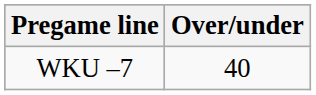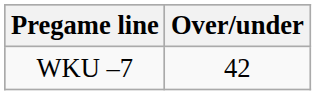(237, 67) 40 -> (237, 67) 42
